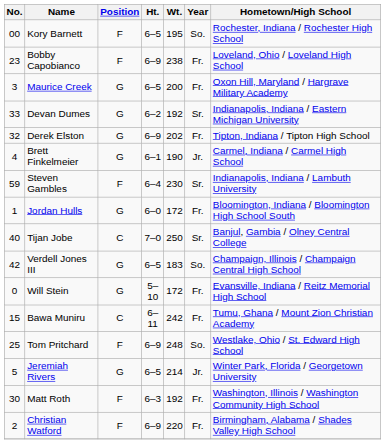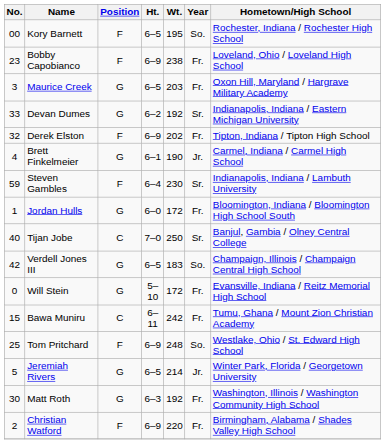(174, 87) 200 -> (174, 87) 203
(120, 135) G -> (120, 135) F
(120, 399) F -> (120, 399) G
